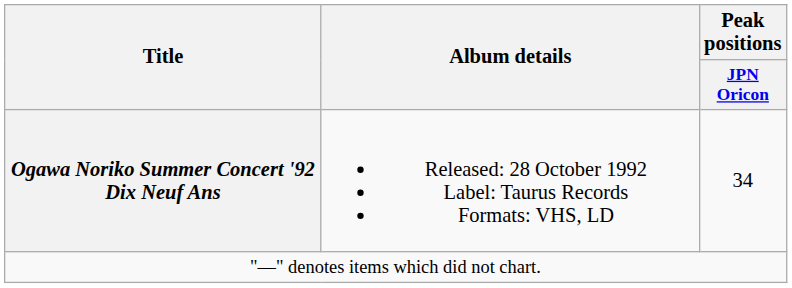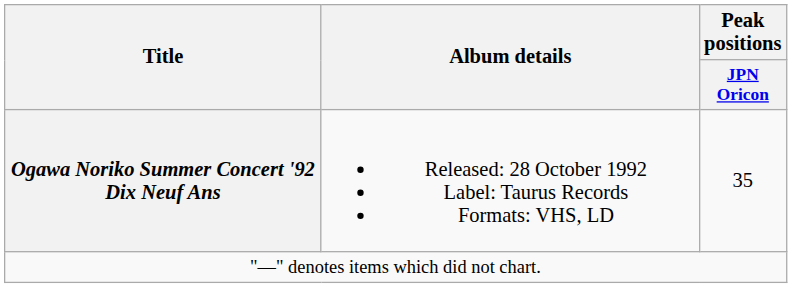(743, 180) 34 -> (743, 180) 35
